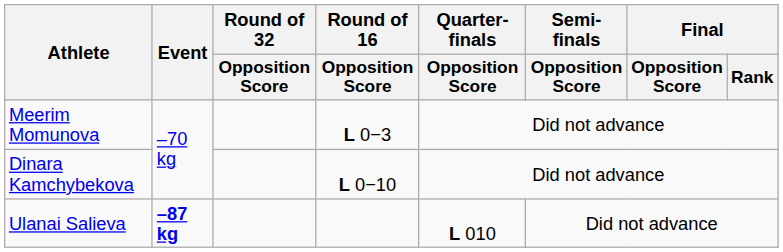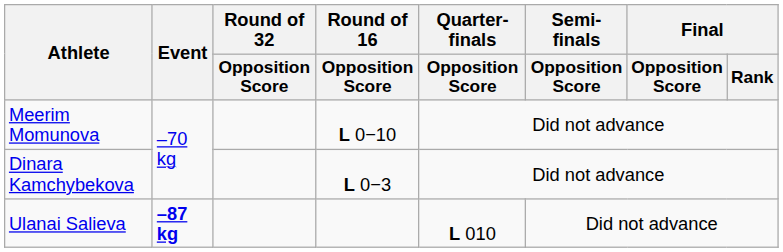(367, 135) L 0−3 -> (367, 135) L 0−10
(367, 185) L 0−10 -> (367, 185) L 0−3
